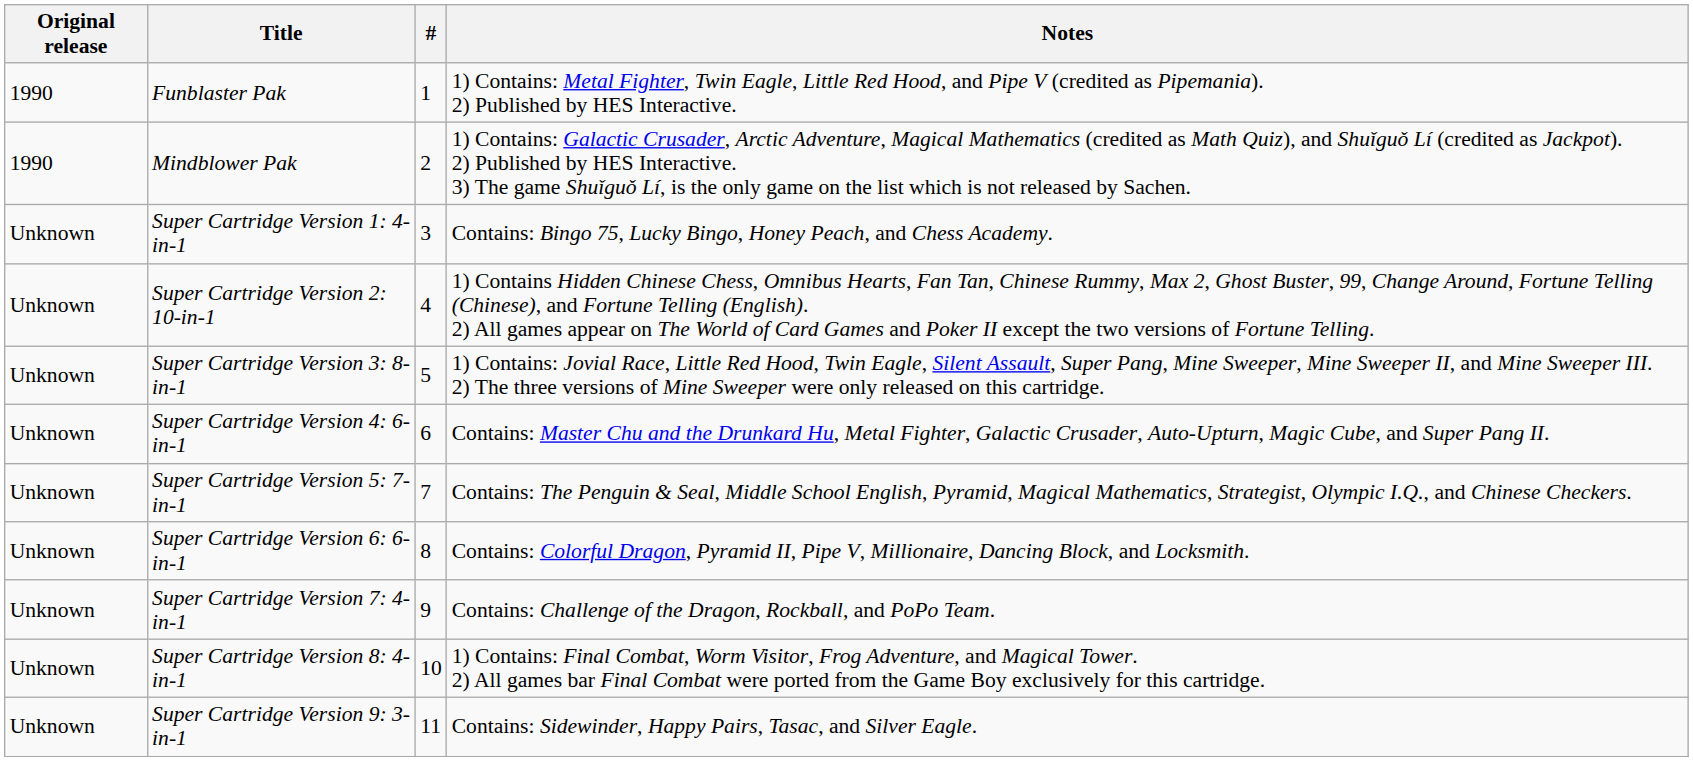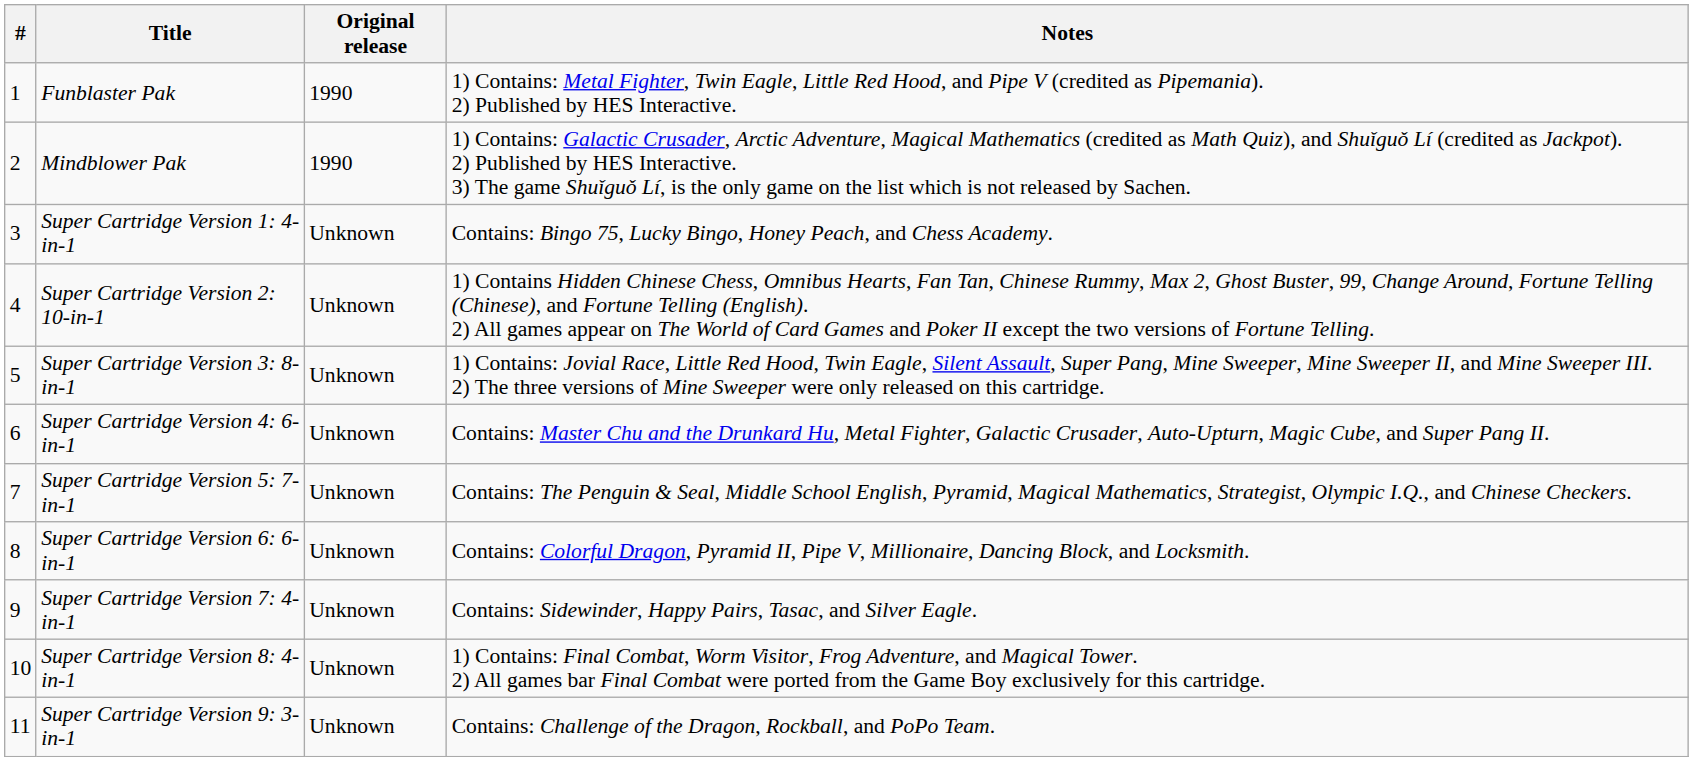columns swapped: (431, 33) <-> (76, 33)
(723, 609) Contains: Challenge of the Dragon, Rockball, and PoPo Team. -> (714, 609) Contains: Sidewinder, Happy Pairs, Tasac, and Silver Eagle.
(714, 726) Contains: Sidewinder, Happy Pairs, Tasac, and Silver Eagle. -> (723, 726) Contains: Challenge of the Dragon, Rockball, and PoPo Team.
